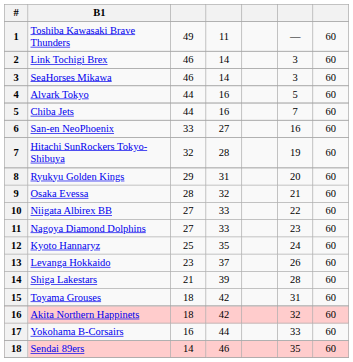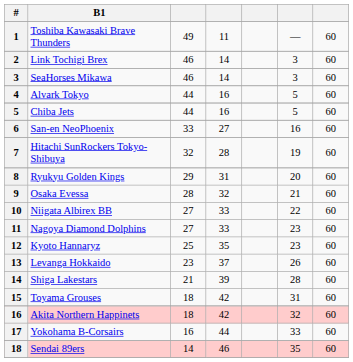(295, 112) 7 -> (295, 112) 5
(295, 245) 24 -> (295, 245) 23
